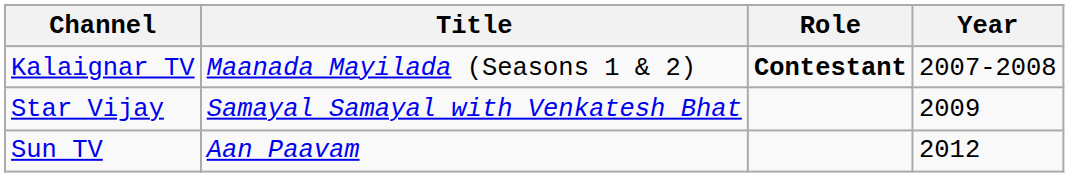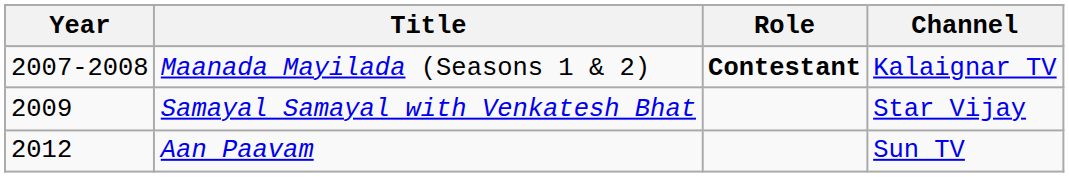columns swapped: (988, 26) <-> (103, 26)
